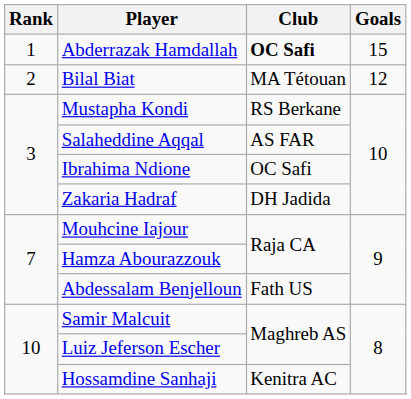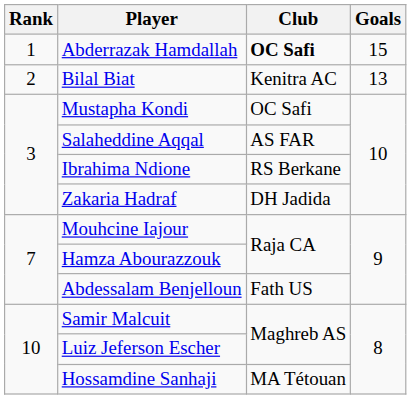(298, 79) MA Tétouan -> (294, 79) Kenitra AC
(378, 79) 12 -> (378, 79) 13
(296, 109) RS Berkane -> (281, 109) OC Safi
(281, 169) OC Safi -> (296, 169) RS Berkane
(294, 378) Kenitra AC -> (298, 378) MA Tétouan
